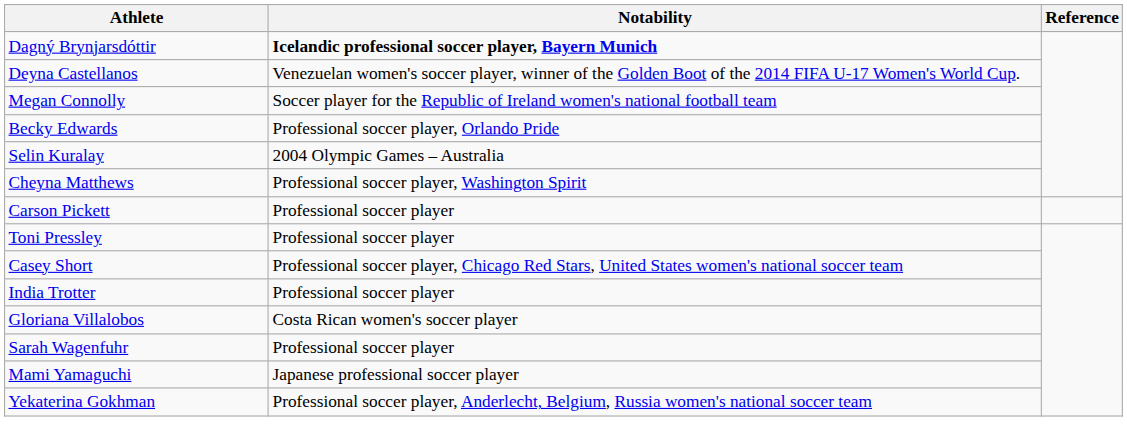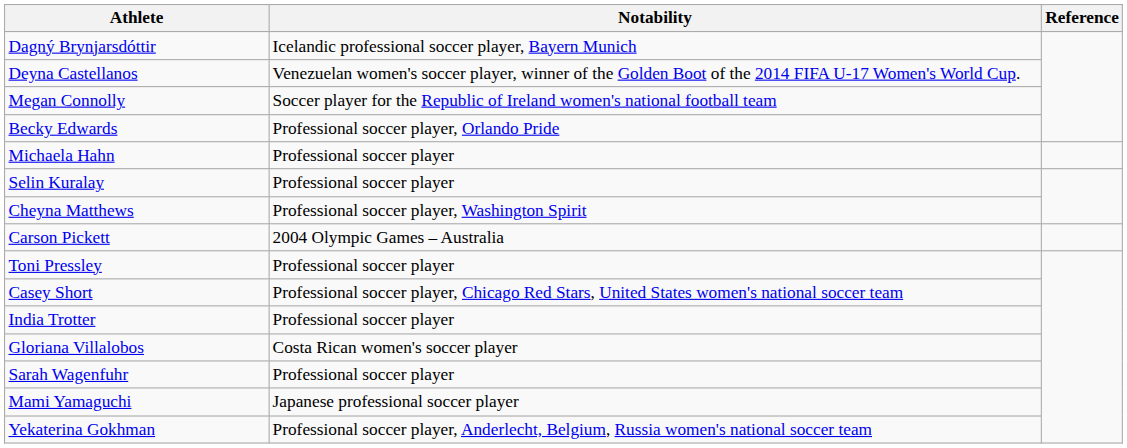(465, 45) bold -> (455, 45) normal
+ row: (62, 155)
(388, 155) 2004 Olympic Games – Australia -> (363, 182) Professional soccer player
(363, 210) Professional soccer player -> (388, 237) 2004 Olympic Games – Australia
